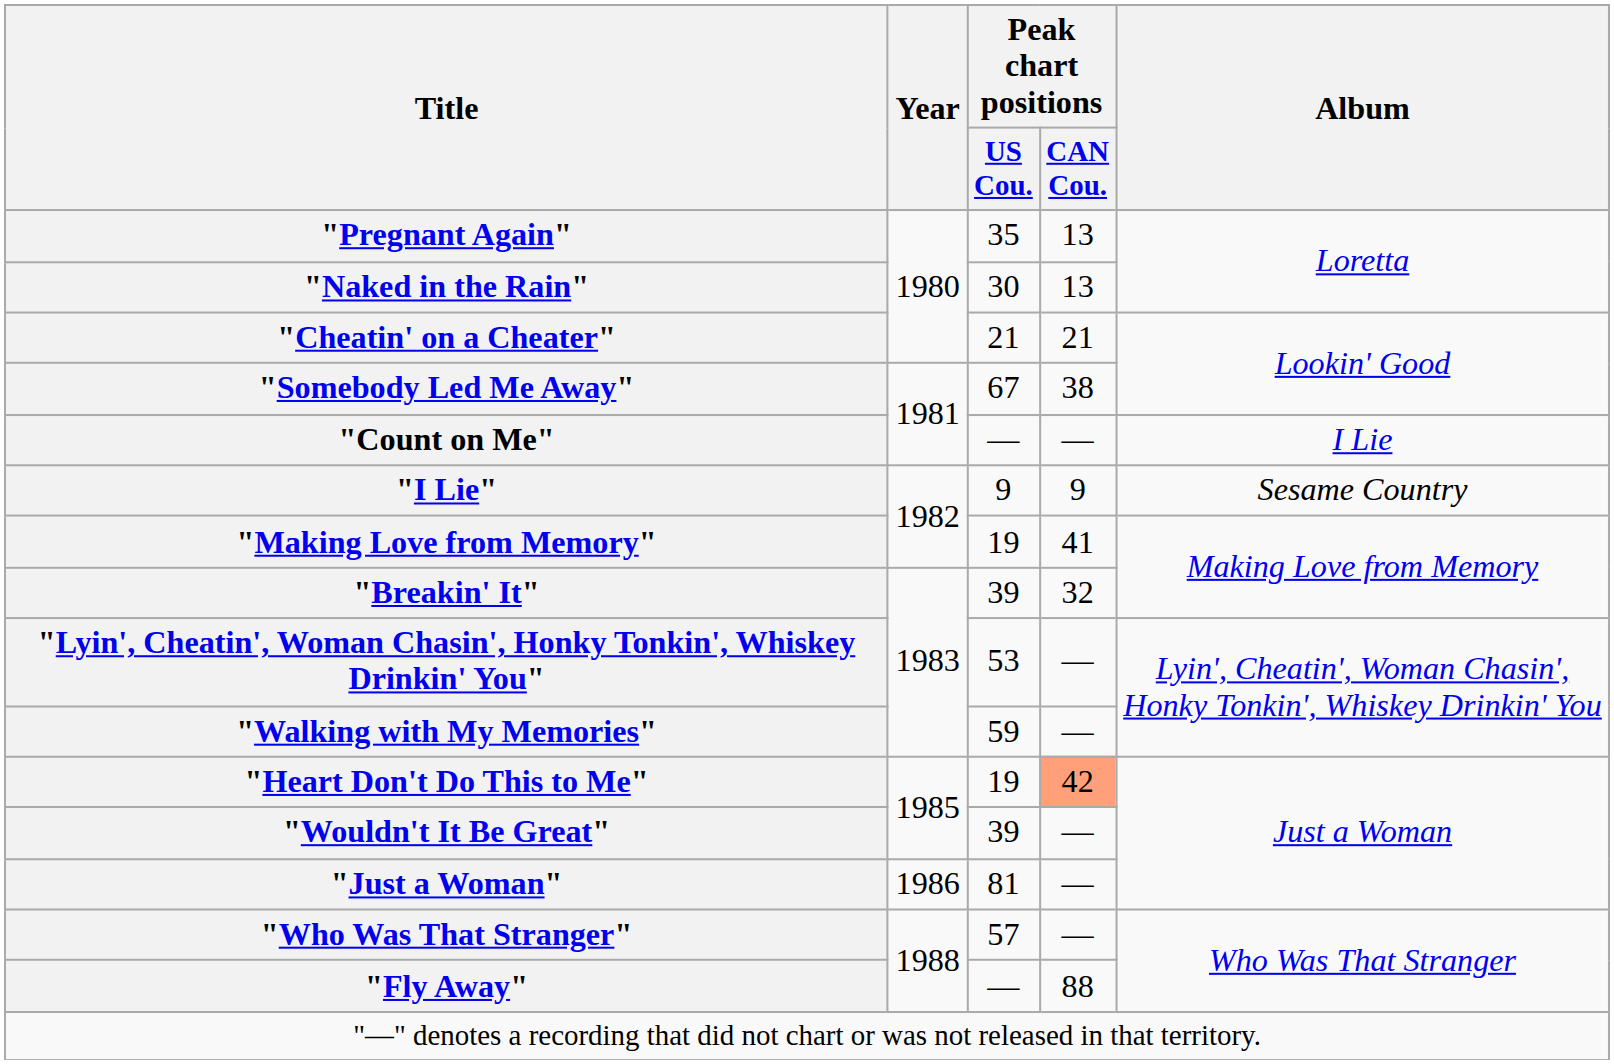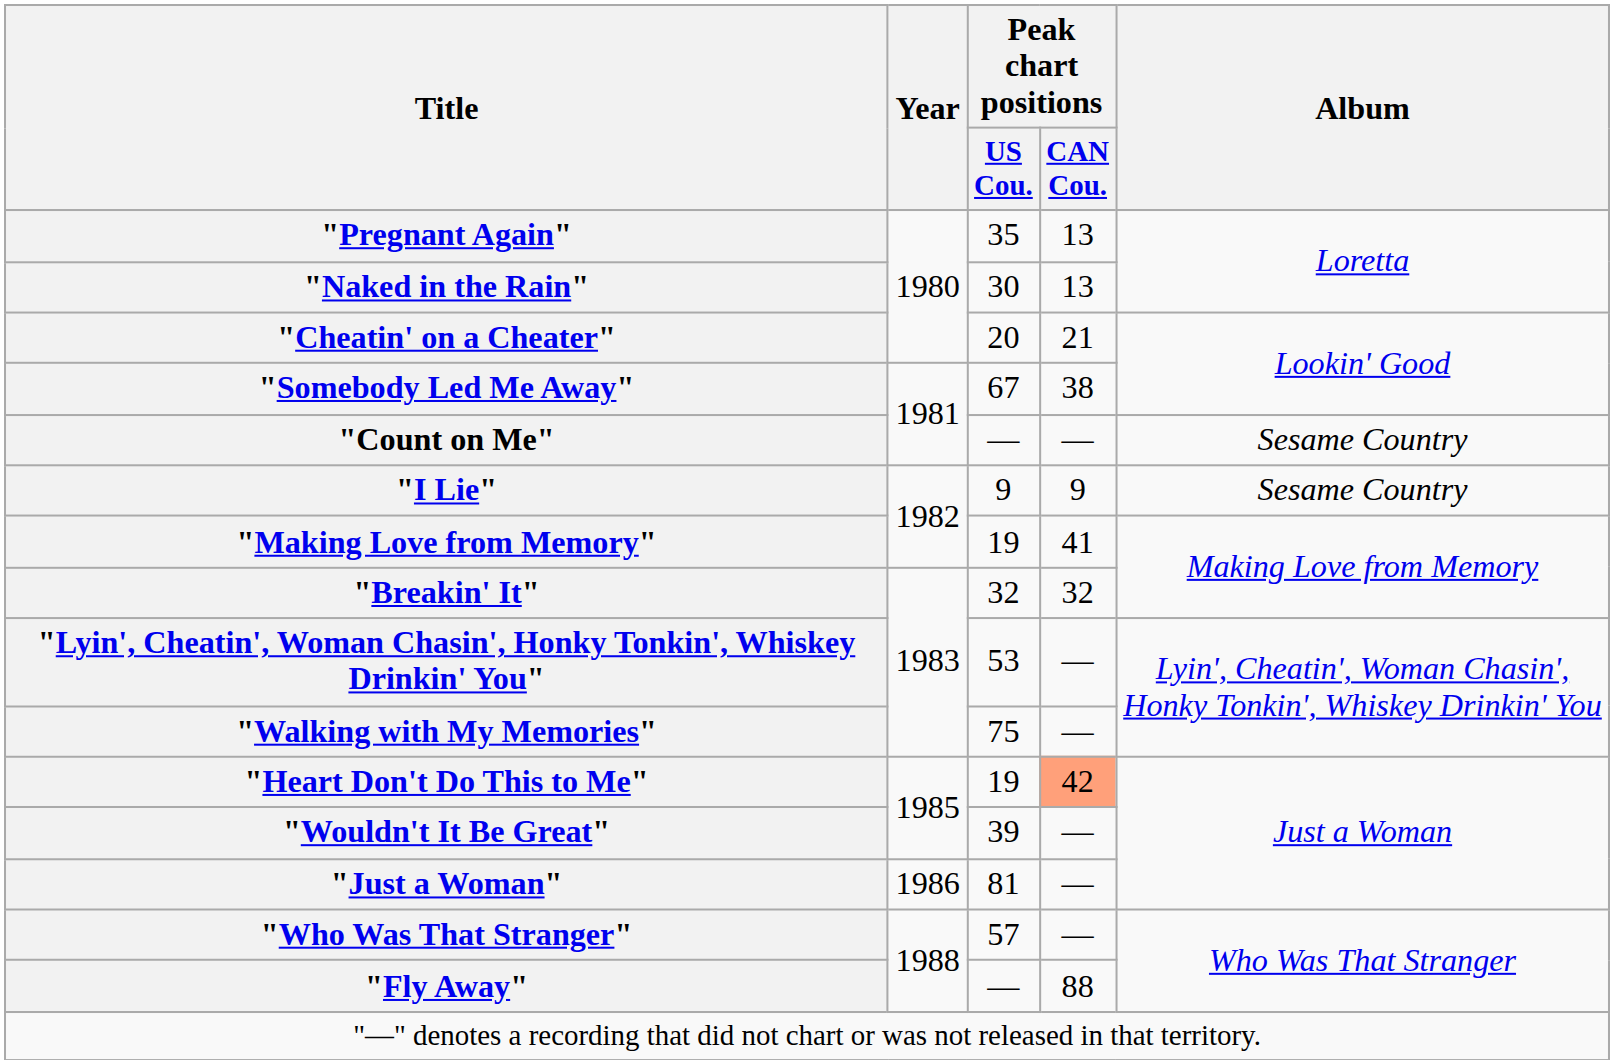(1003, 337) 21 -> (1003, 337) 20
(1363, 439) I Lie -> (1363, 439) Sesame Country
(1003, 592) 39 -> (1003, 592) 32
(1003, 730) 59 -> (1003, 730) 75
